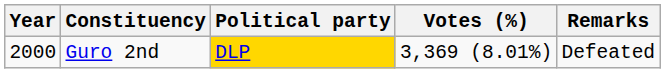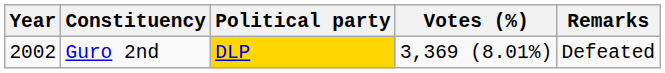(33, 52) 2000 -> (33, 52) 2002
